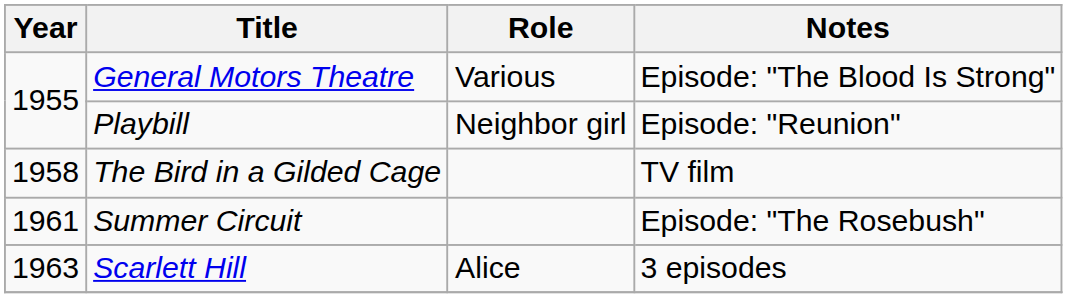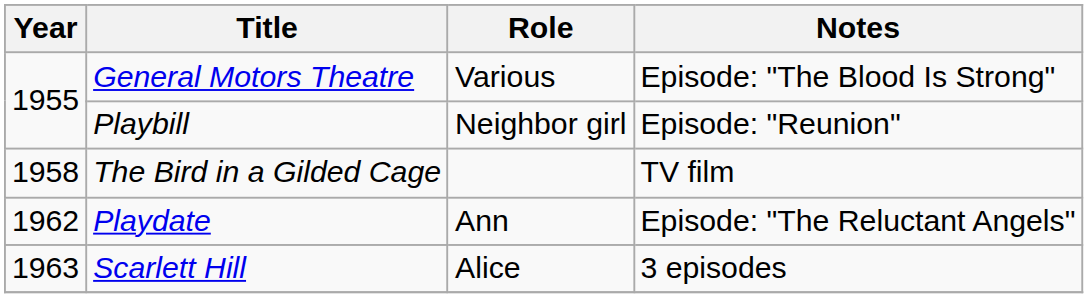- row: (197, 220)
+ row: (152, 220)
